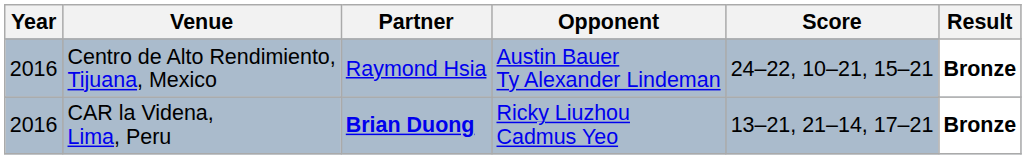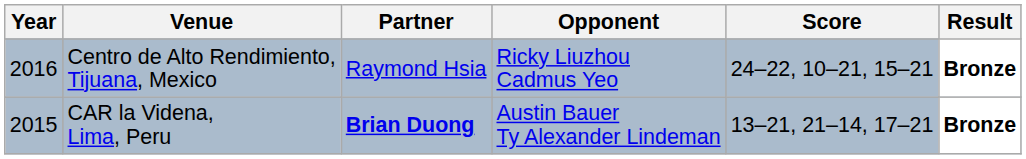(609, 68) Austin Bauer Ty Alexander Lindeman -> (563, 68) Ricky Liuzhou Cadmus Yeo
(34, 126) 2016 -> (34, 126) 2015
(563, 126) Ricky Liuzhou Cadmus Yeo -> (609, 126) Austin Bauer Ty Alexander Lindeman
